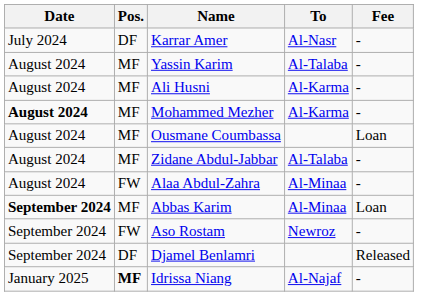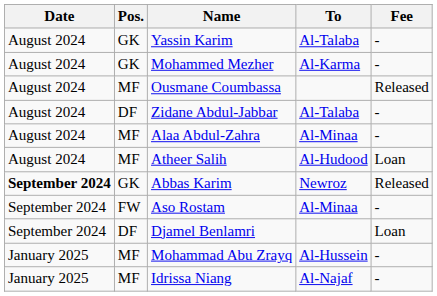- row: (189, 40)
(129, 64) MF -> (129, 40) GK
- row: (180, 87)
(48, 111) bold -> (47, 64) normal
(129, 111) MF -> (129, 64) GK
(371, 135) Loan -> (402, 87) Released
(129, 159) MF -> (127, 111) DF
(129, 183) FW -> (129, 135) MF
+ row: (189, 159)
(129, 207) MF -> (129, 183) GK
(317, 207) Al-Minaa -> (323, 183) Newroz
(371, 207) Loan -> (402, 183) Released
(312, 231) Newroz -> (328, 207) Al-Minaa
(383, 254) Released -> (390, 231) Loan
+ row: (222, 254)
(129, 278) bold -> (129, 278) normal
